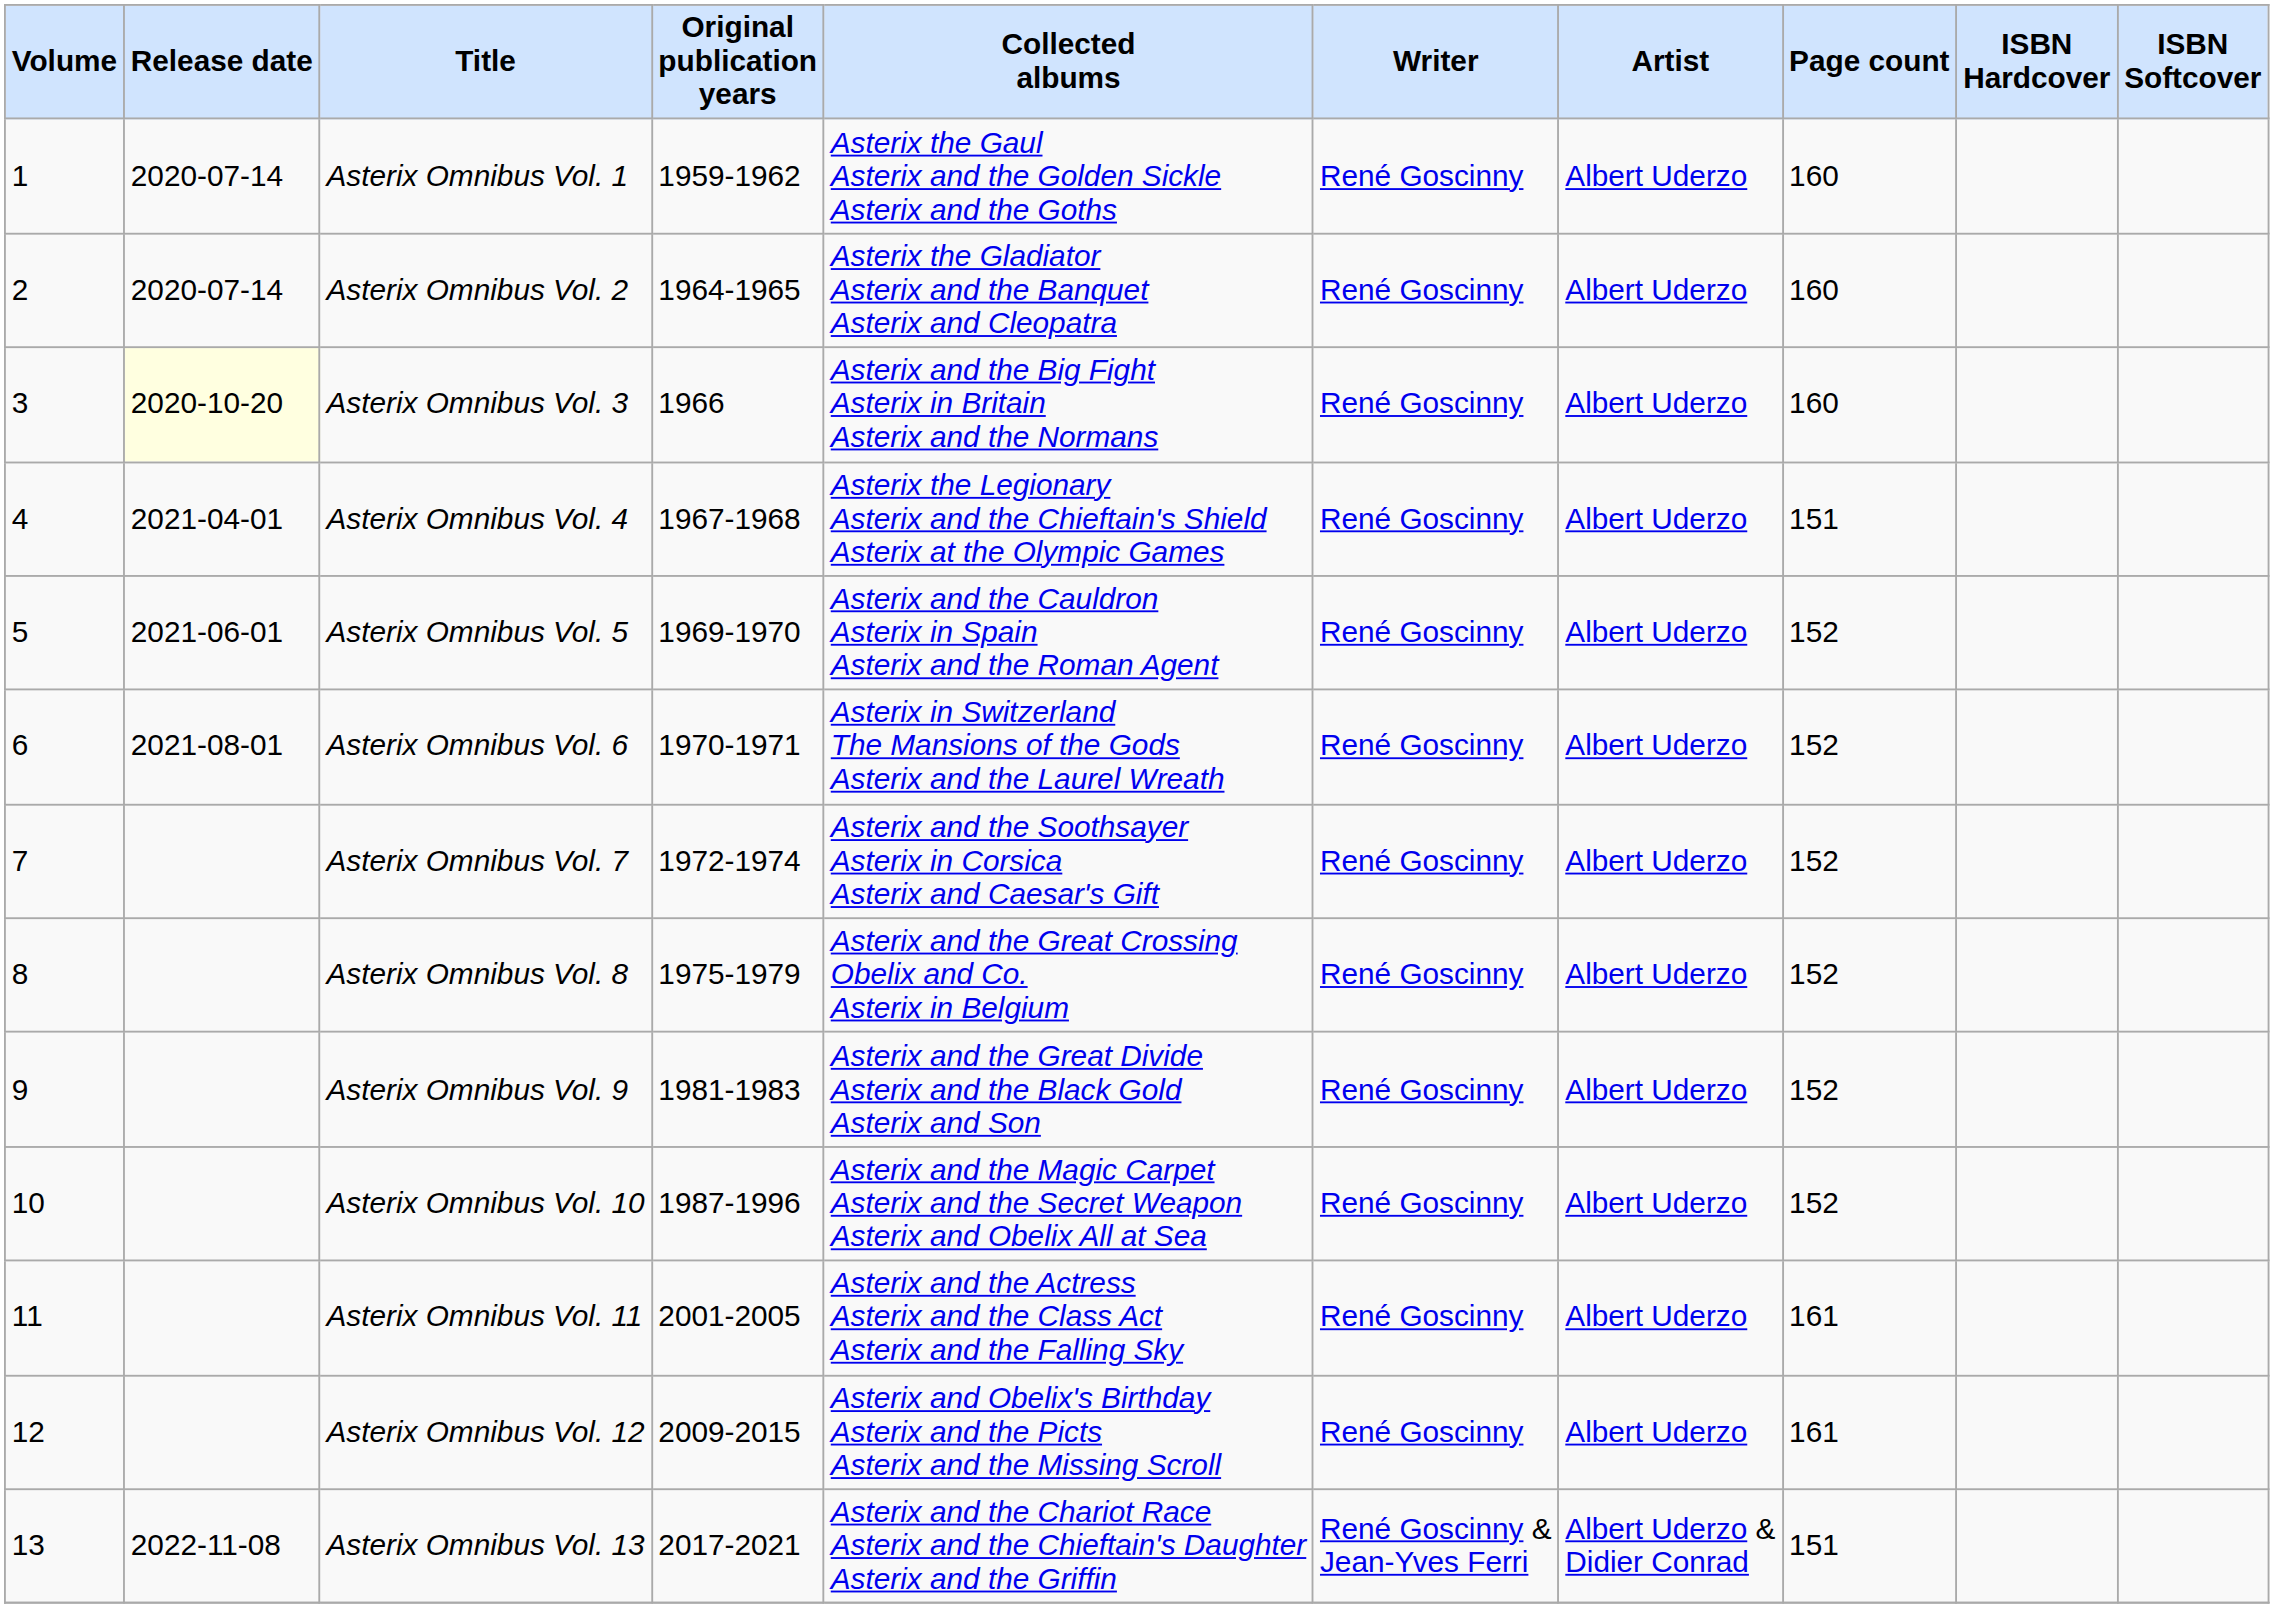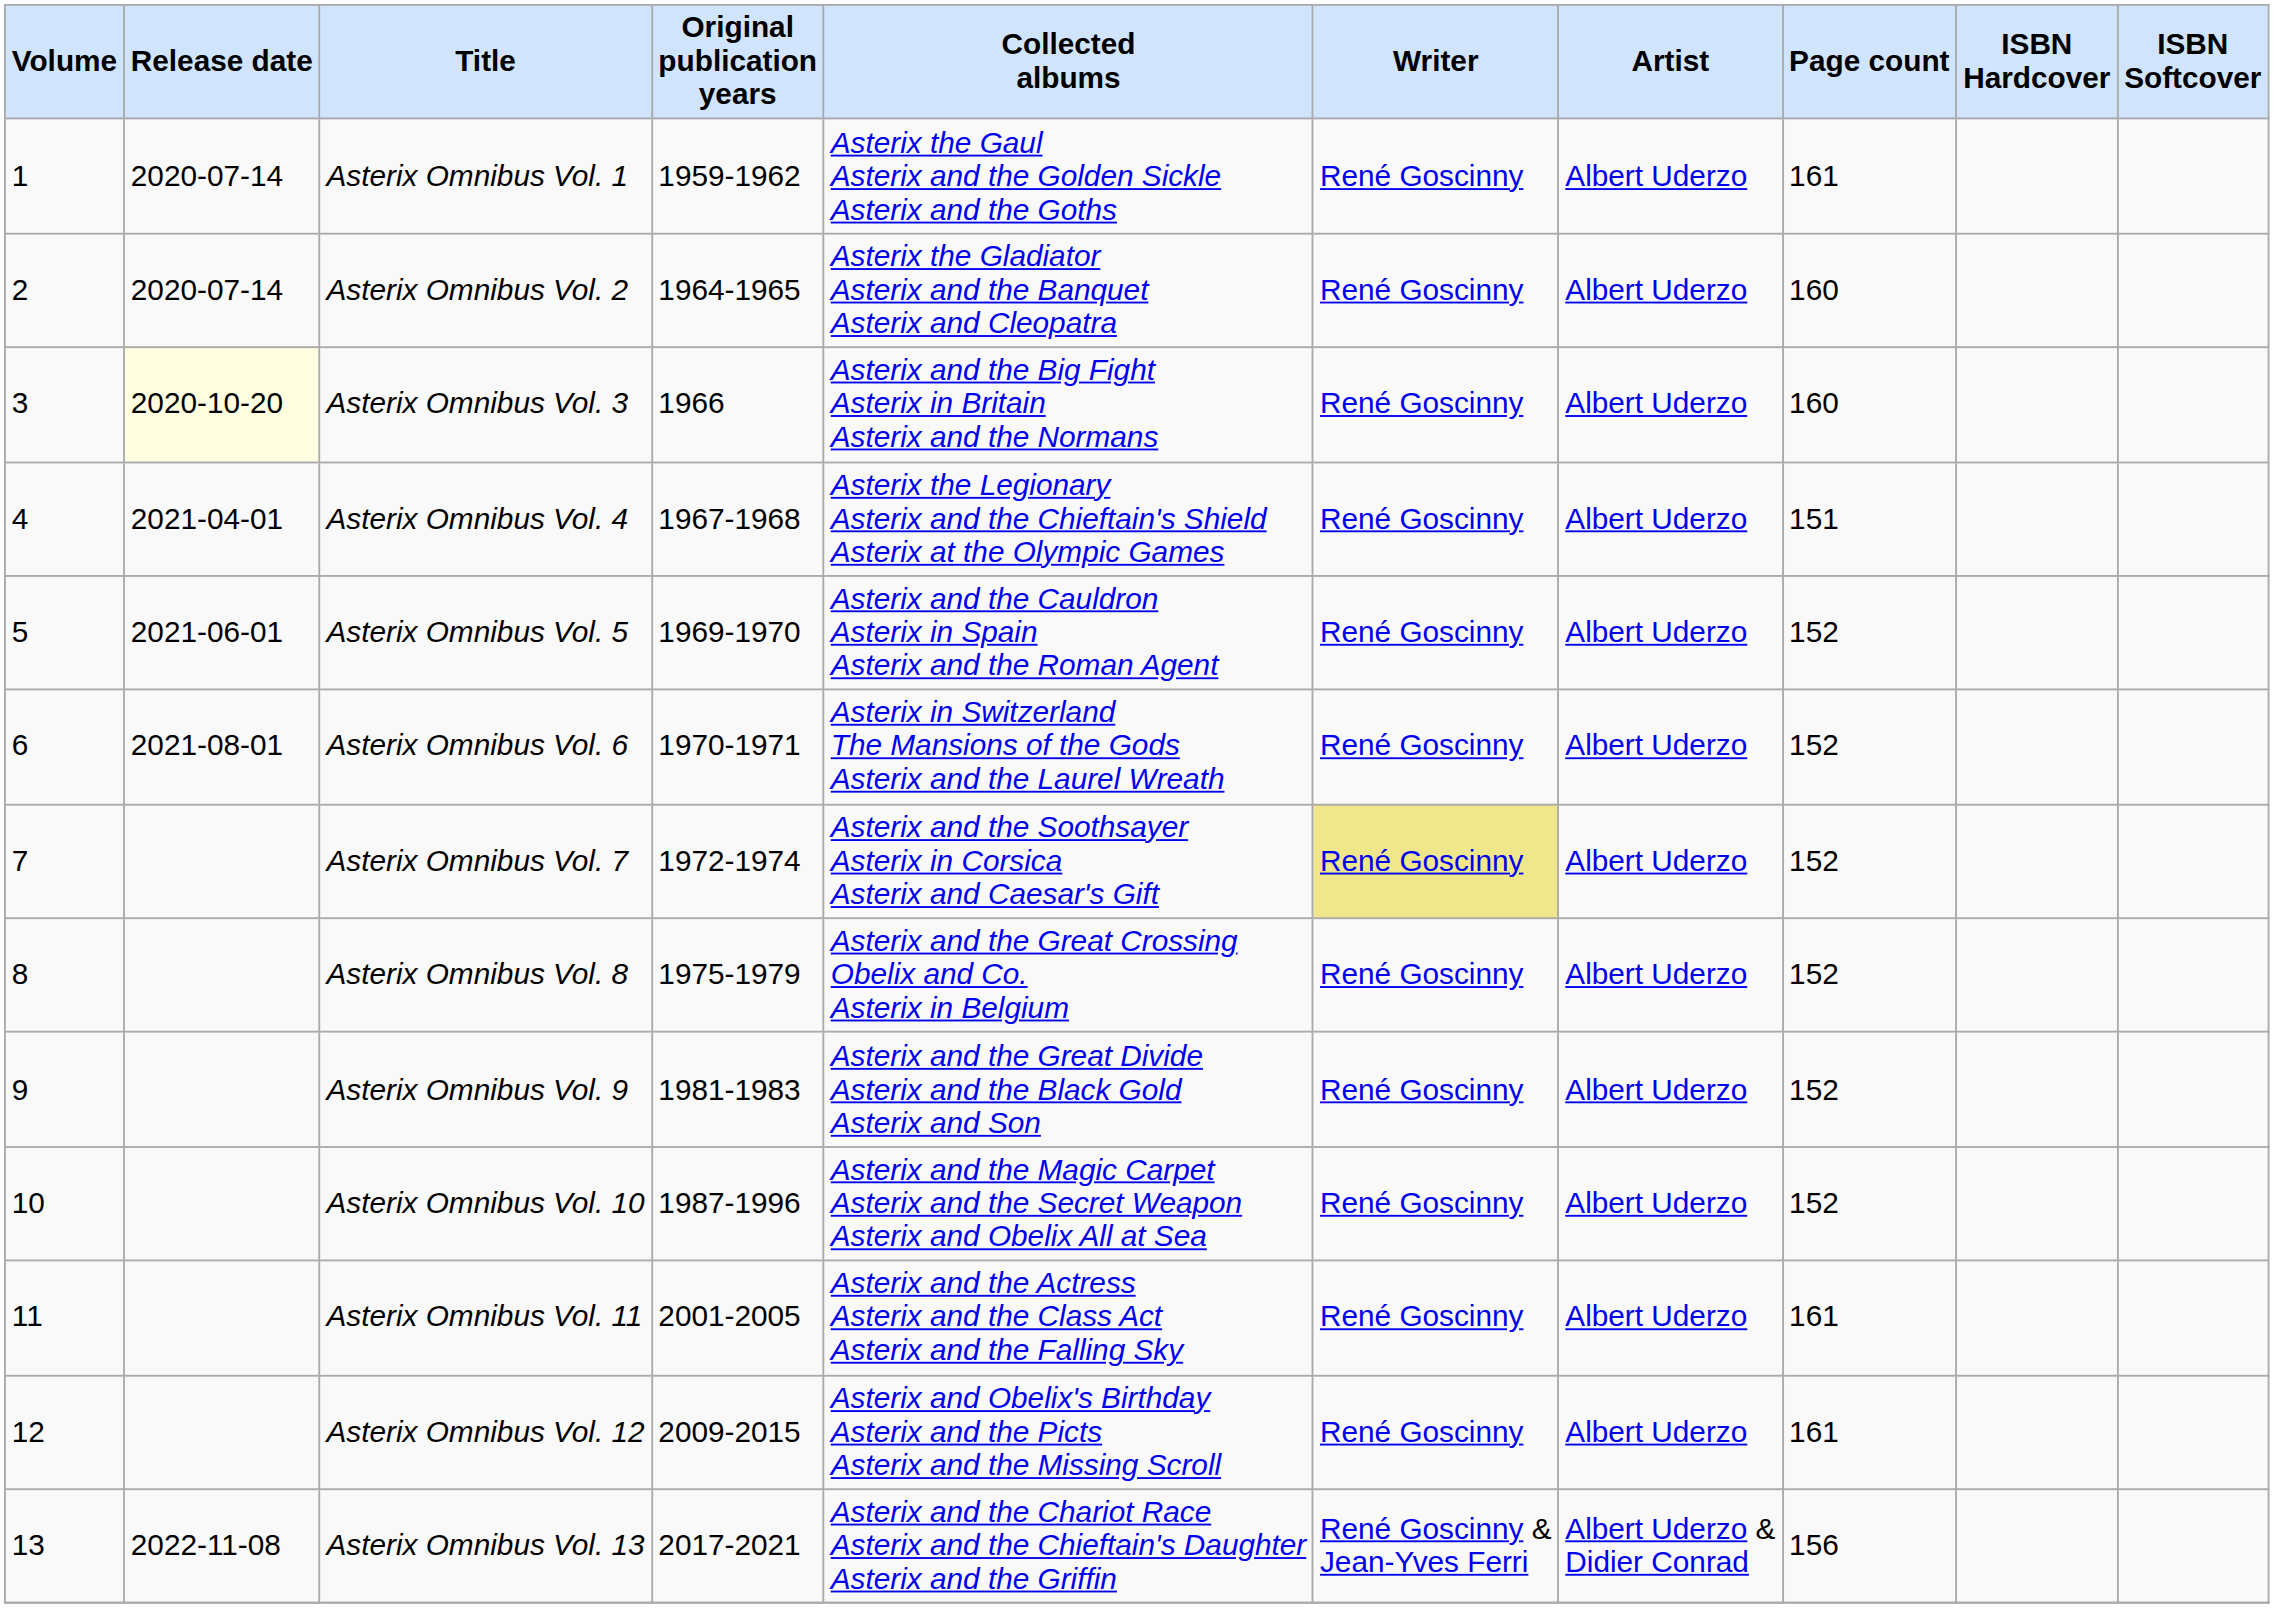(1814, 175) 160 -> (1814, 175) 161
(1422, 860) no background -> (1422, 860) khaki background
(1814, 1545) 151 -> (1814, 1545) 156
